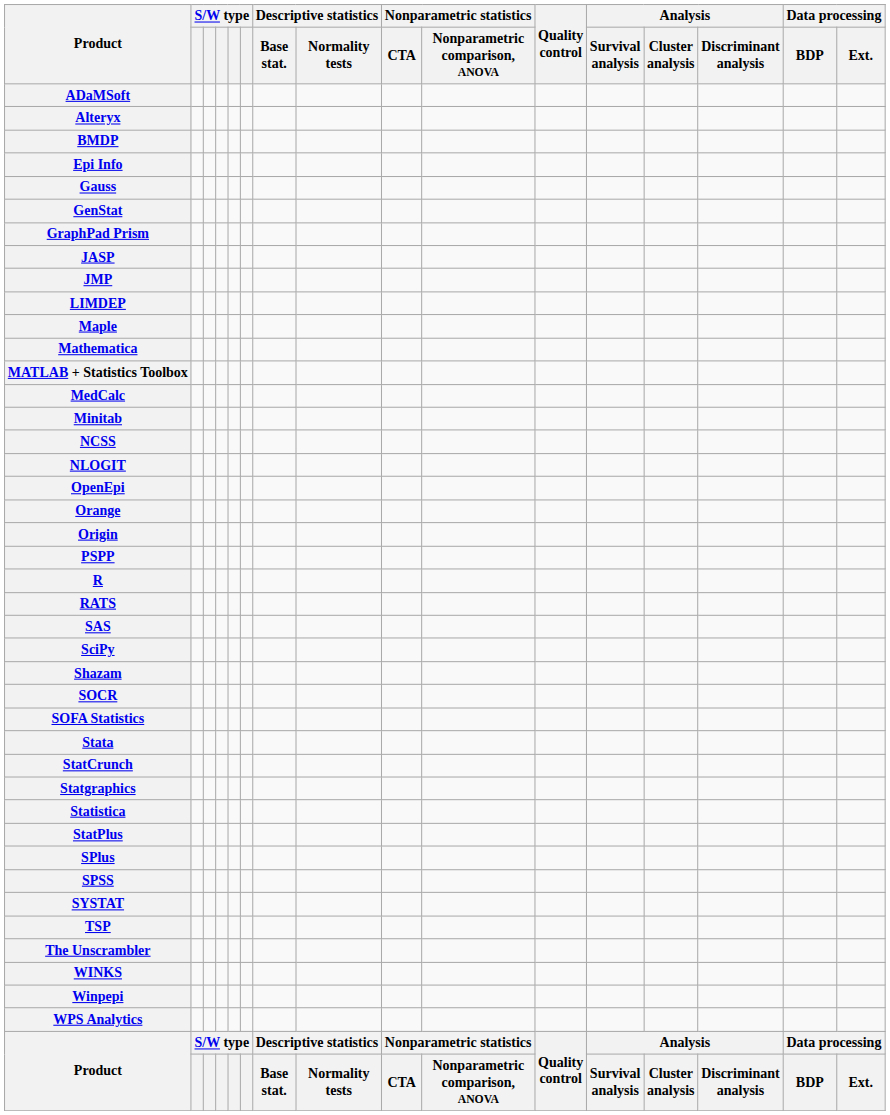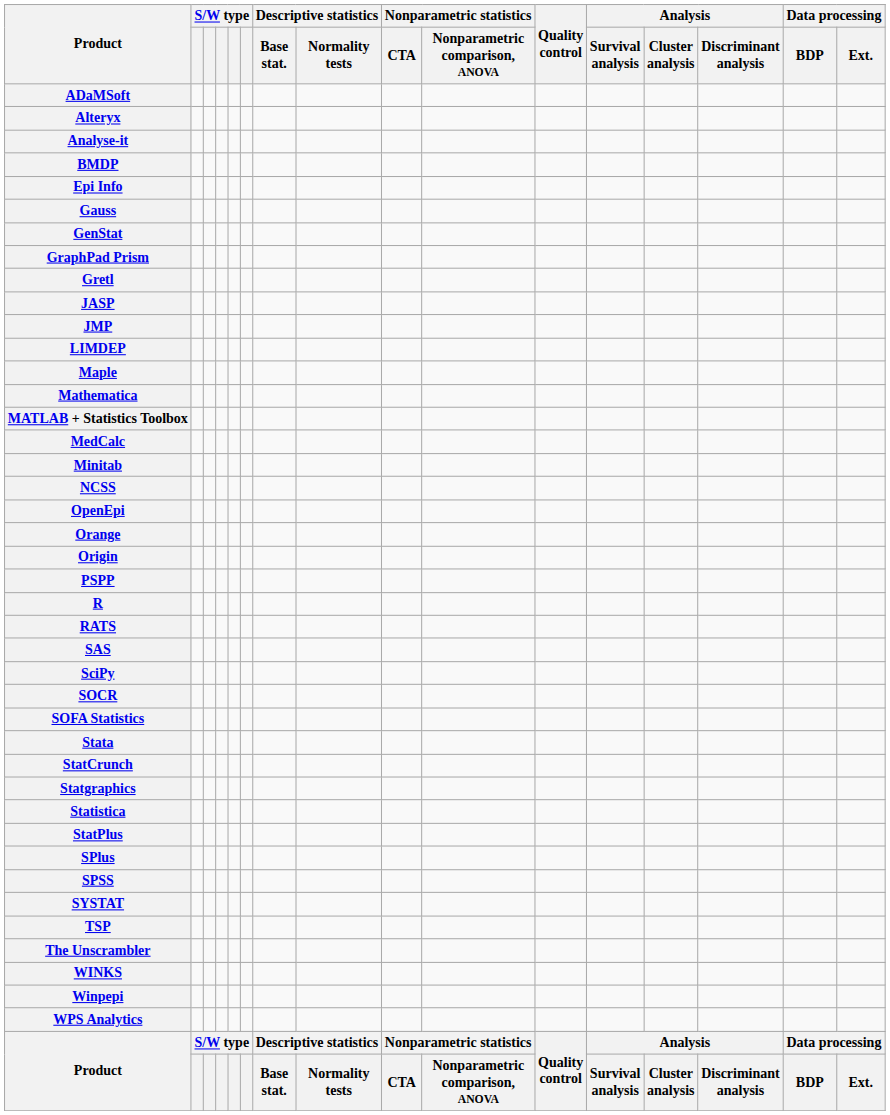+ row: (98, 141)
+ row: (98, 279)
- row: (98, 464)
- row: (98, 672)
